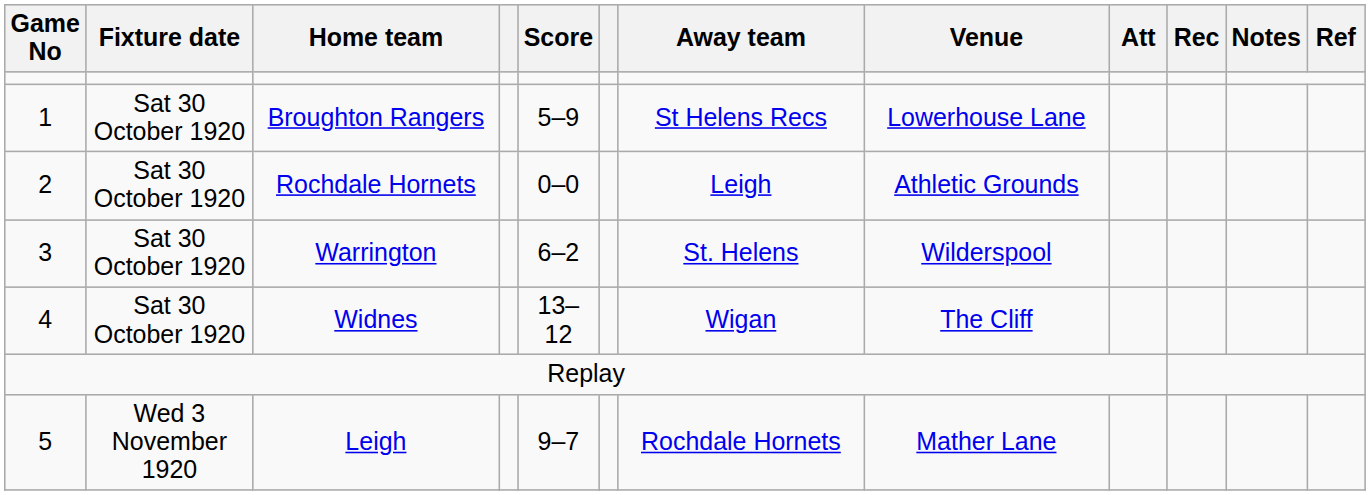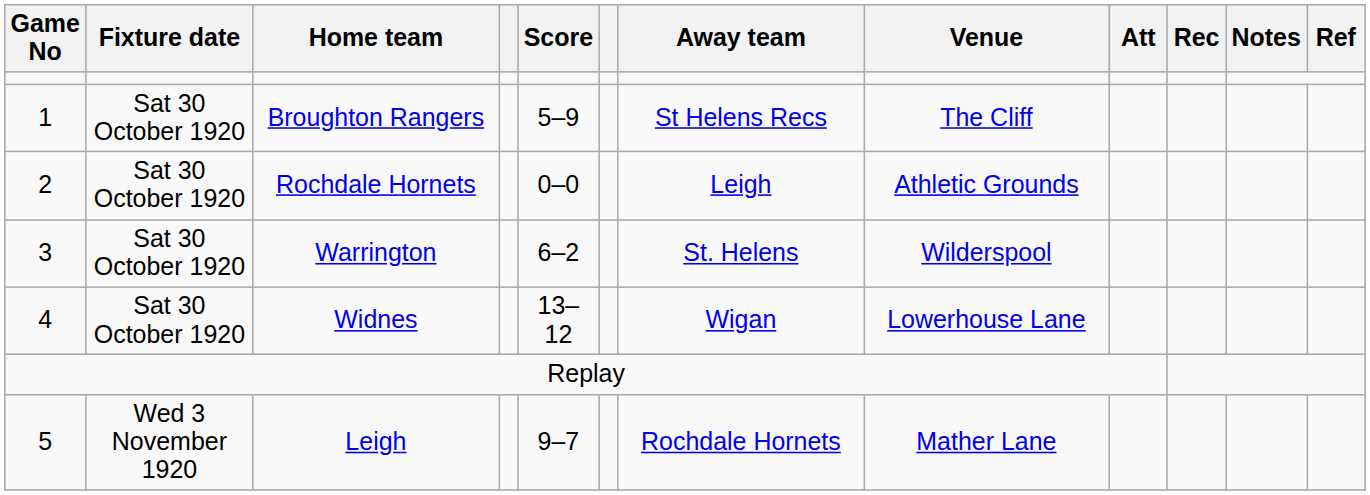(986, 117) Lowerhouse Lane -> (986, 117) The Cliff
(986, 320) The Cliff -> (986, 320) Lowerhouse Lane
